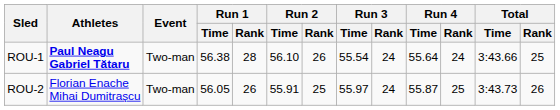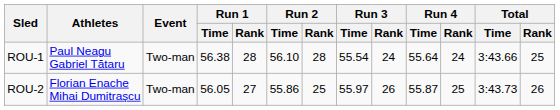(89, 58) bold -> (87, 58) normal
(319, 58) 26 -> (319, 58) 28
(250, 90) 26 -> (250, 90) 27
(284, 90) 55.91 -> (284, 90) 55.86
(389, 90) 24 -> (389, 90) 26
